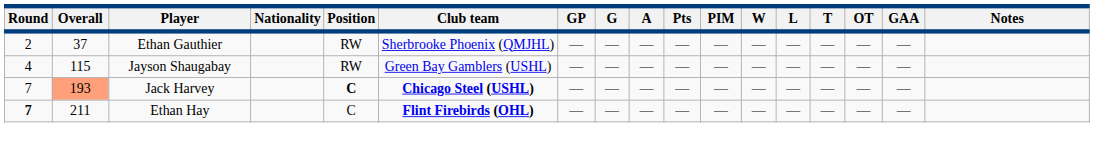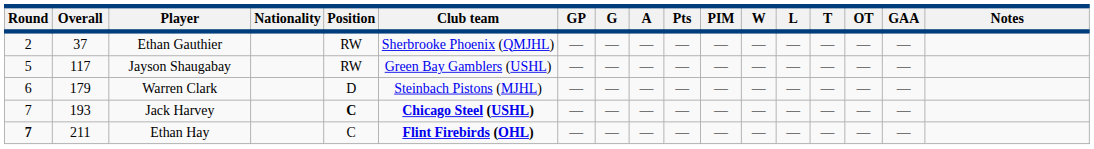(28, 66) 4 -> (28, 66) 5
(80, 66) 115 -> (80, 66) 117
+ row: (180, 88)
(80, 88) lightsalmon background -> (80, 110) no background
